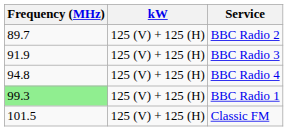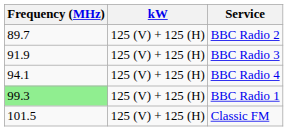(19, 75) 94.8 -> (19, 75) 94.1
